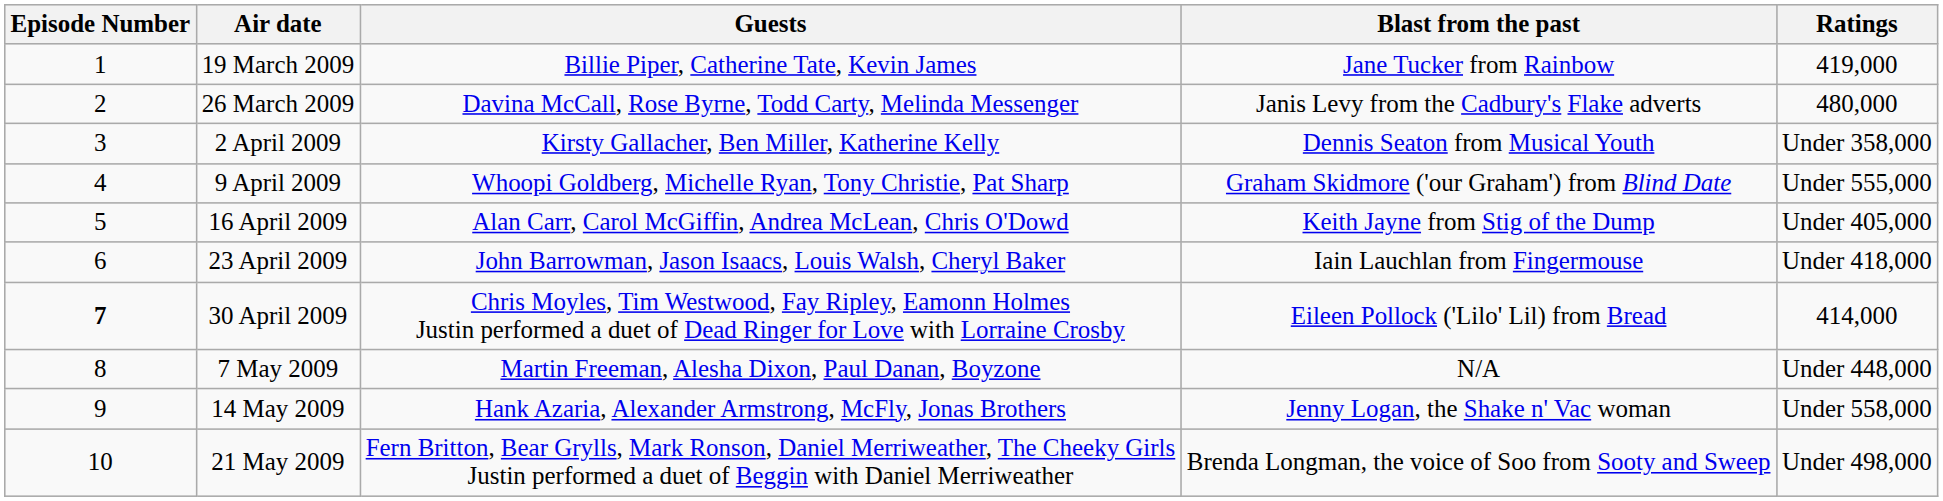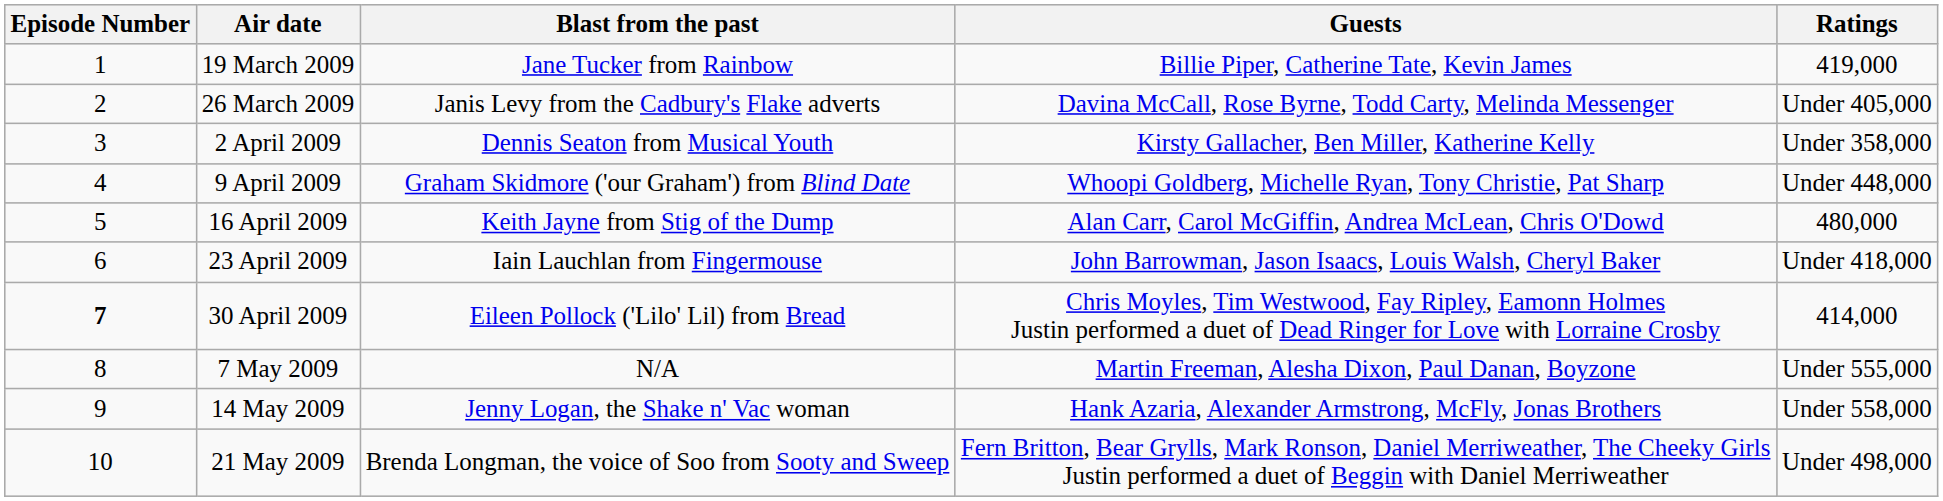columns swapped: (770, 24) <-> (1479, 24)
(1857, 103) 480,000 -> (1857, 103) Under 405,000
(1857, 182) Under 555,000 -> (1857, 182) Under 448,000
(1857, 222) Under 405,000 -> (1857, 222) 480,000
(1857, 369) Under 448,000 -> (1857, 369) Under 555,000
